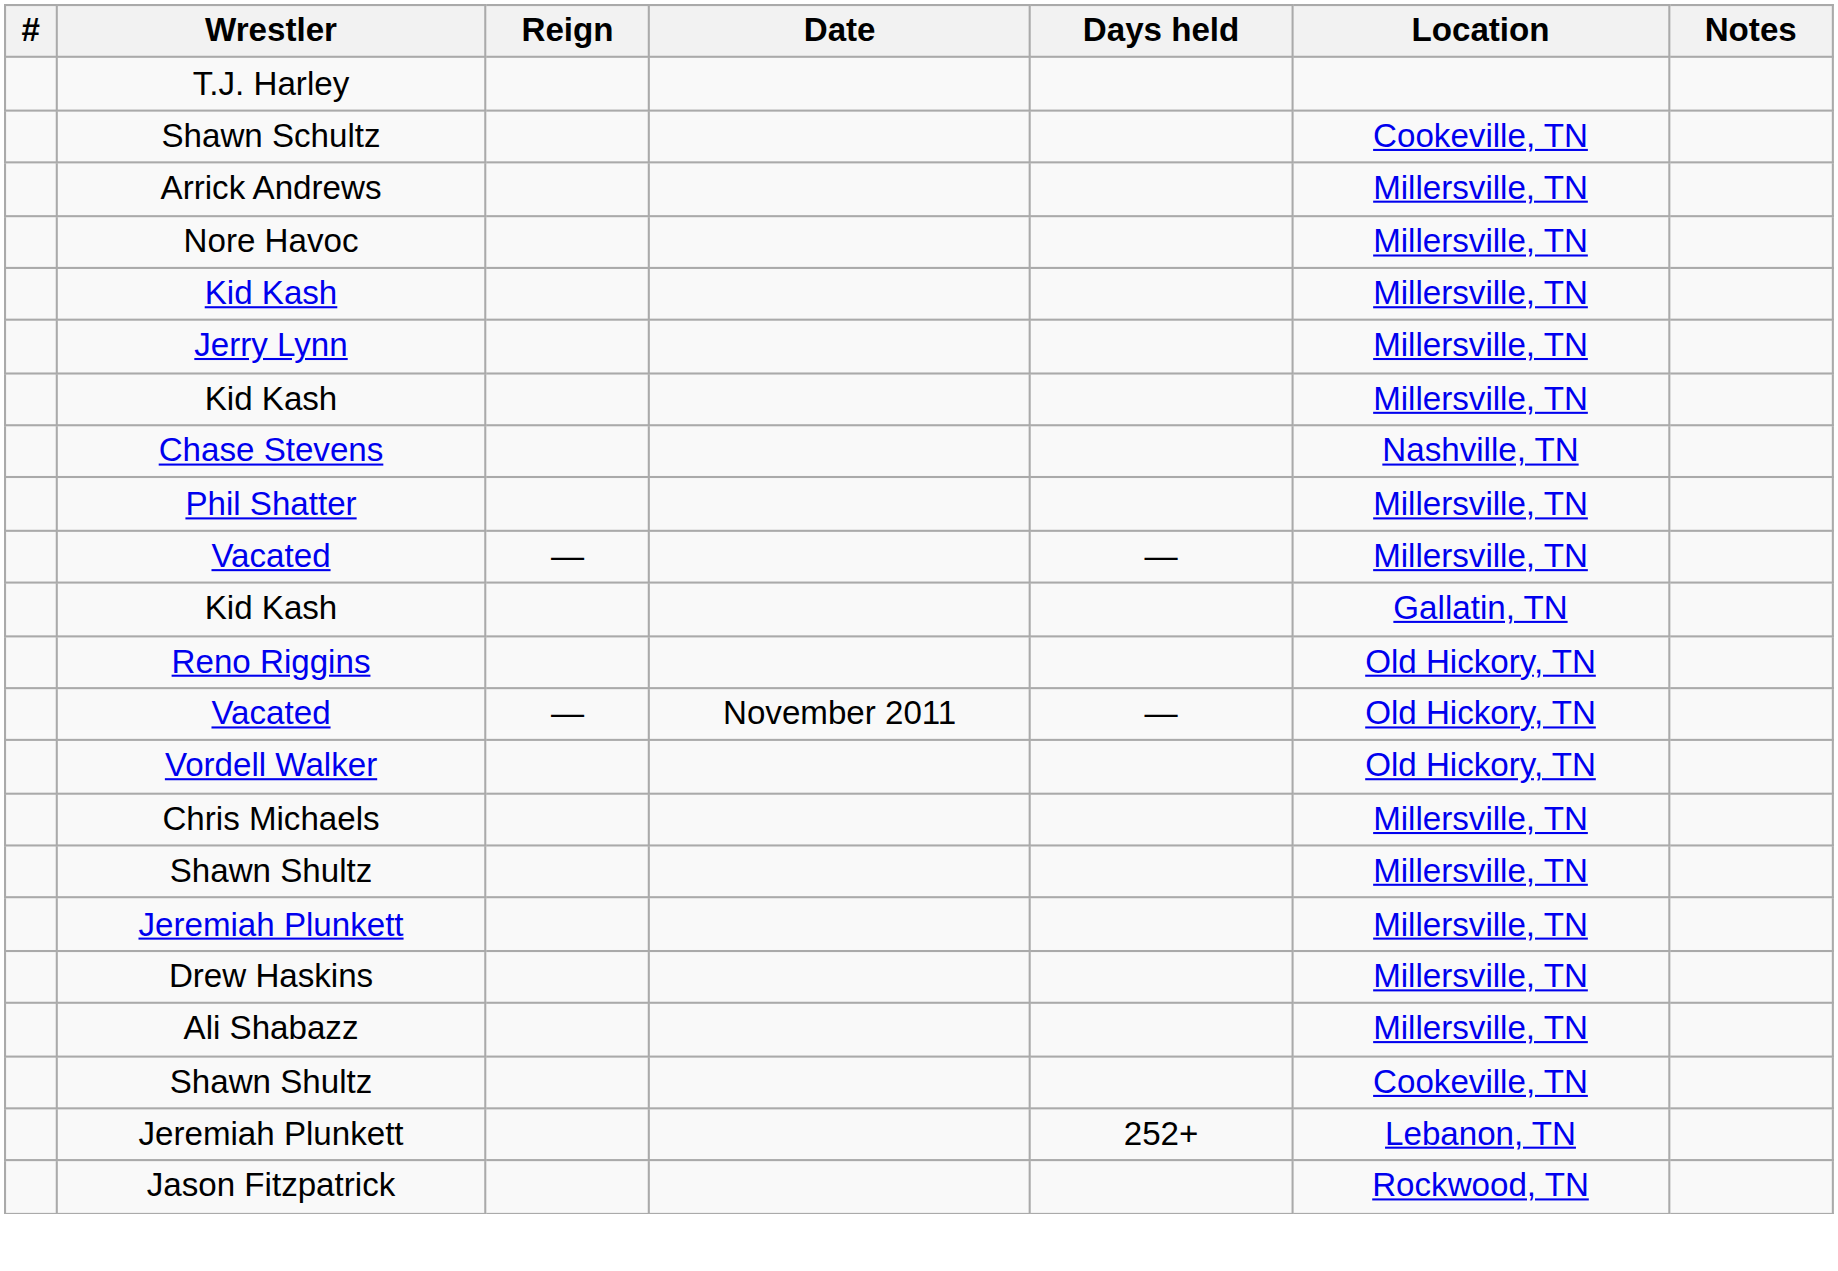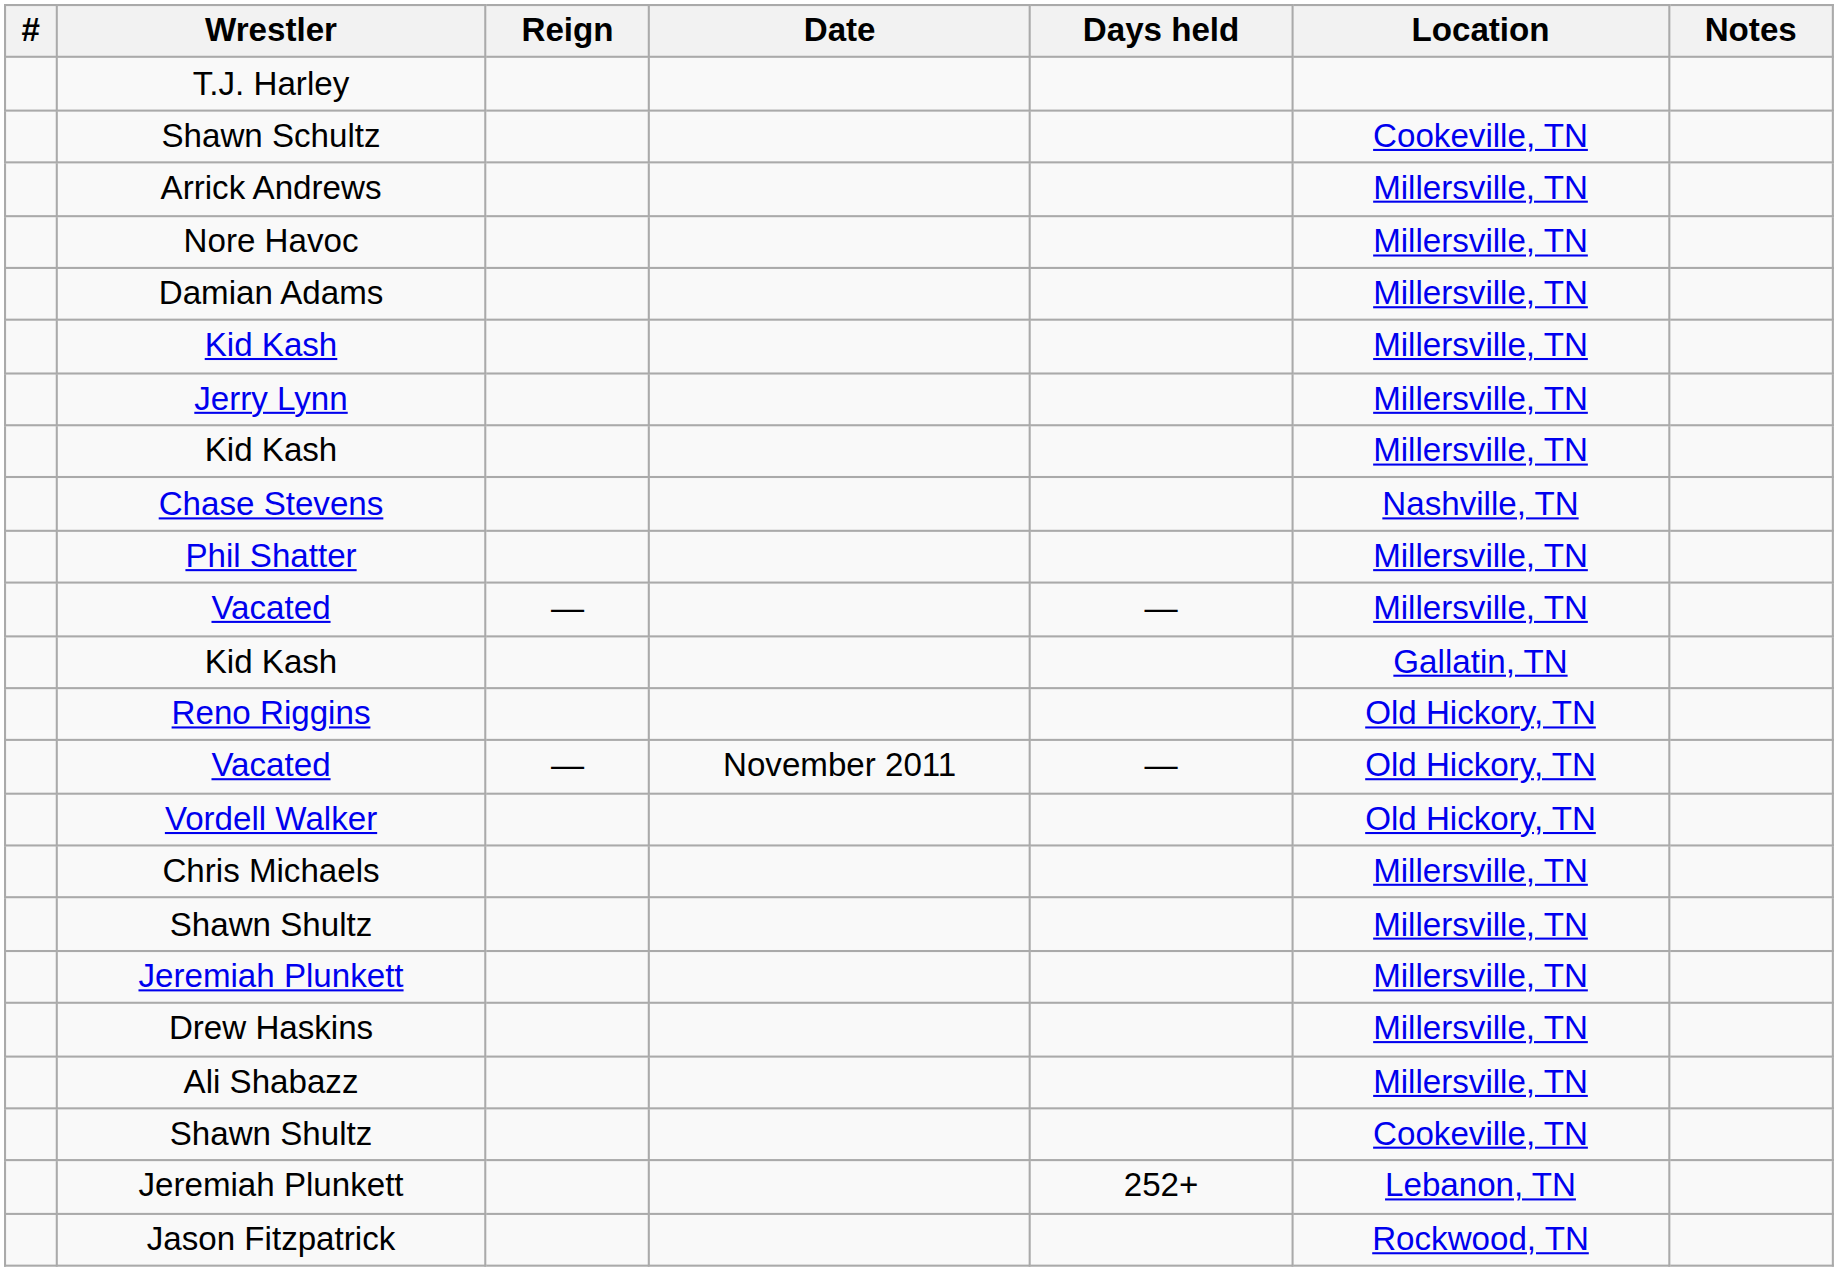+ row: (271, 293)
